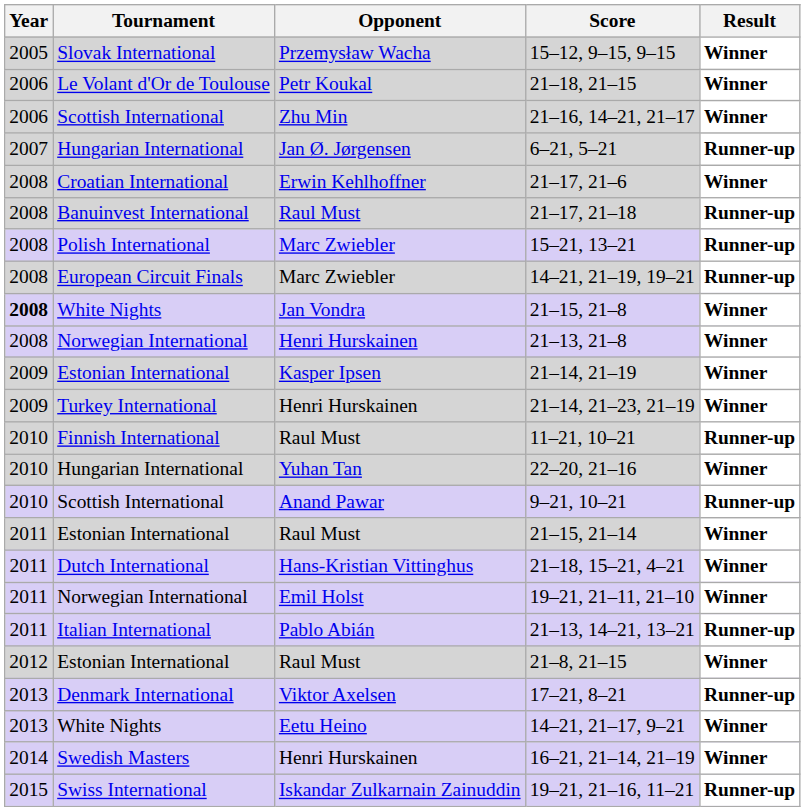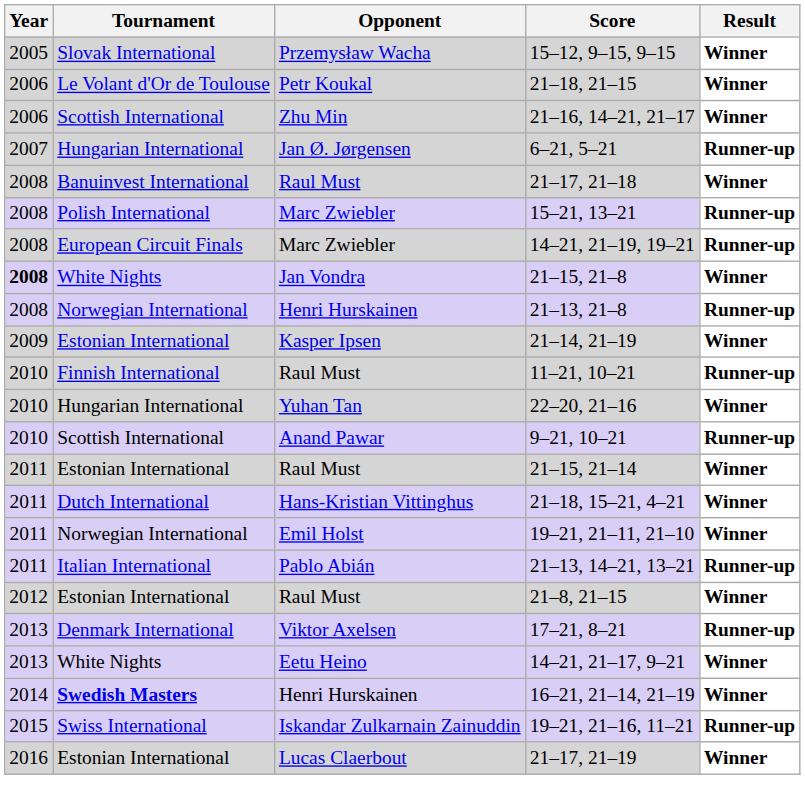- row: (578, 181)
(749, 213) Runner-up -> (736, 181) Winner
(736, 341) Winner -> (749, 309) Runner-up
- row: (612, 405)
(123, 758) normal -> (127, 694) bold
+ row: (583, 758)
